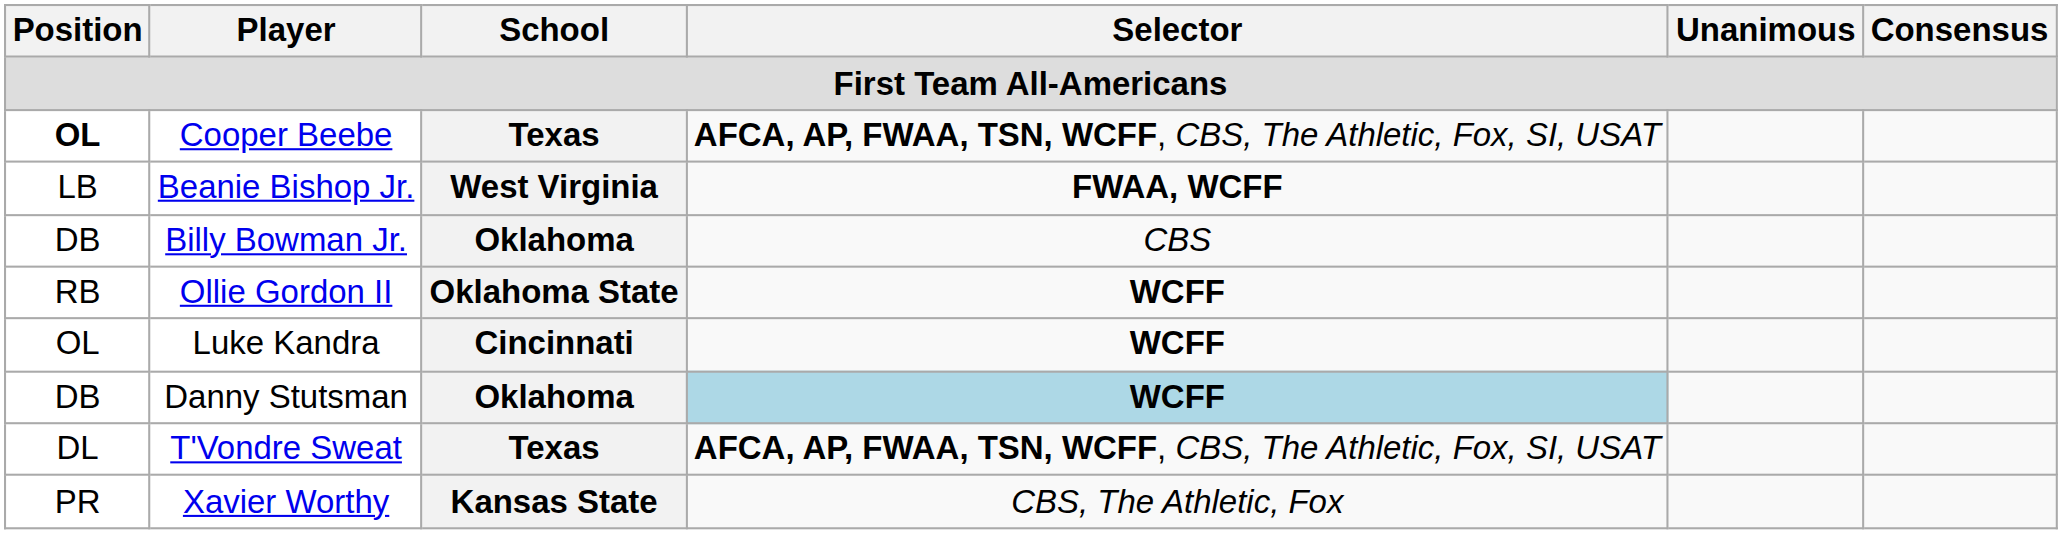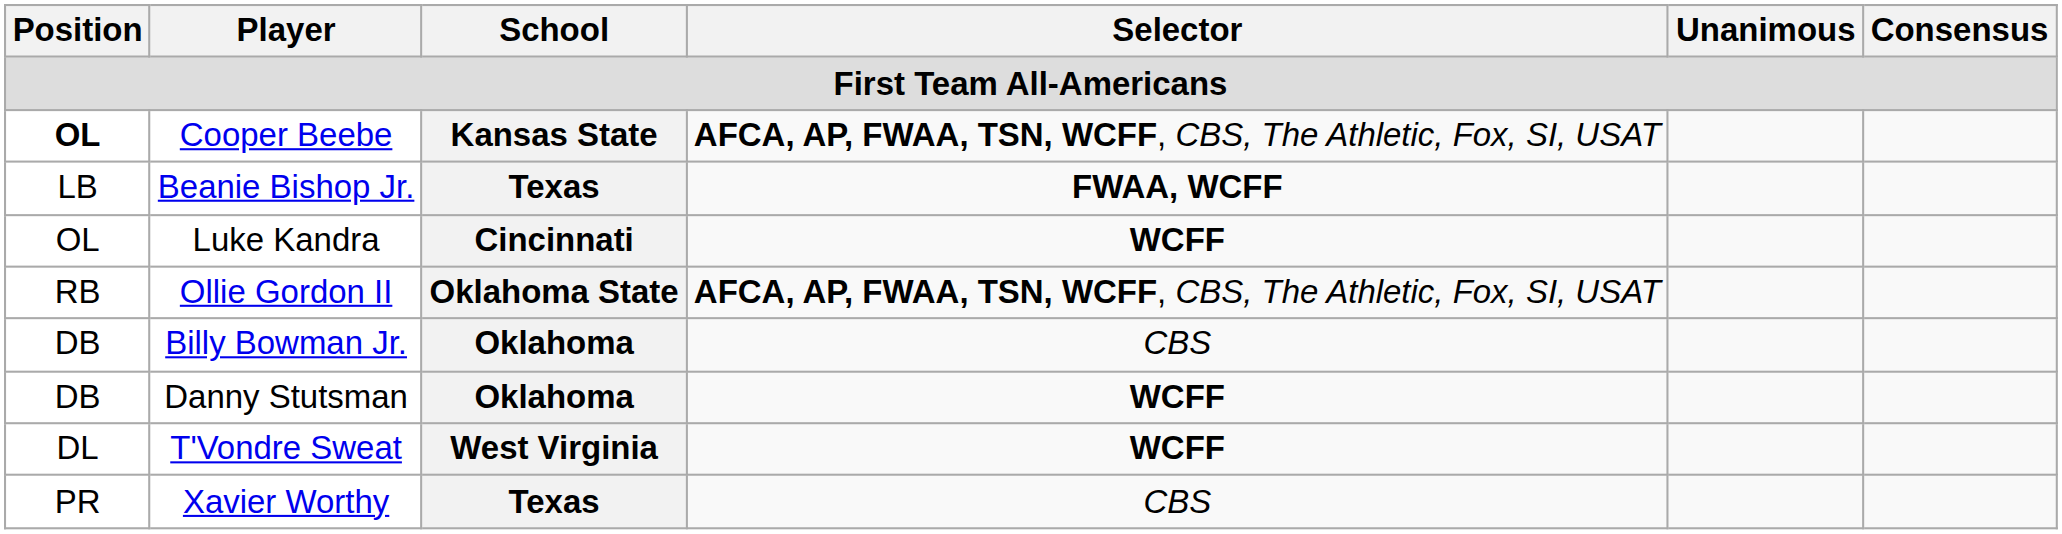(554, 135) Texas -> (554, 135) Kansas State
(554, 187) West Virginia -> (554, 187) Texas
rows swapped: (286, 239) <-> (286, 344)
(1177, 291) WCFF -> (1177, 291) AFCA, AP, FWAA, TSN, WCFF, CBS, The Athletic, Fox, SI, USAT
(1177, 396) lightblue background -> (1177, 396) no background
(554, 448) Texas -> (554, 448) West Virginia
(1177, 448) AFCA, AP, FWAA, TSN, WCFF, CBS, The Athletic, Fox, SI, USAT -> (1177, 448) WCFF
(554, 501) Kansas State -> (554, 501) Texas
(1177, 501) CBS, The Athletic, Fox -> (1177, 501) CBS
